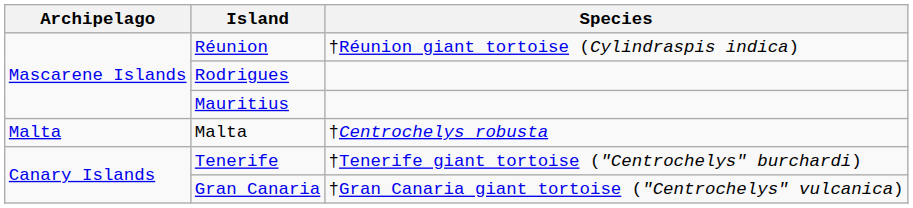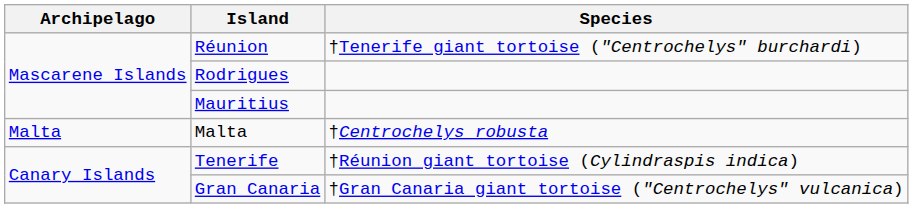(564, 47) †Réunion giant tortoise (Cylindraspis indica) -> (595, 47) †Tenerife giant tortoise ("Centrochelys" burchardi)
(595, 161) †Tenerife giant tortoise ("Centrochelys" burchardi) -> (564, 161) †Réunion giant tortoise (Cylindraspis indica)
